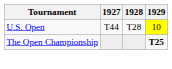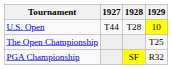(156, 42) bold -> (156, 42) normal
+ row: (43, 57)
